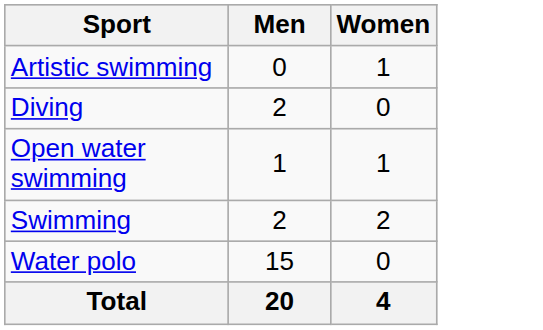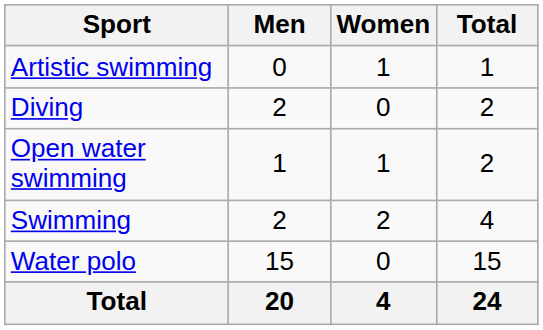+ column: (487, 25)
